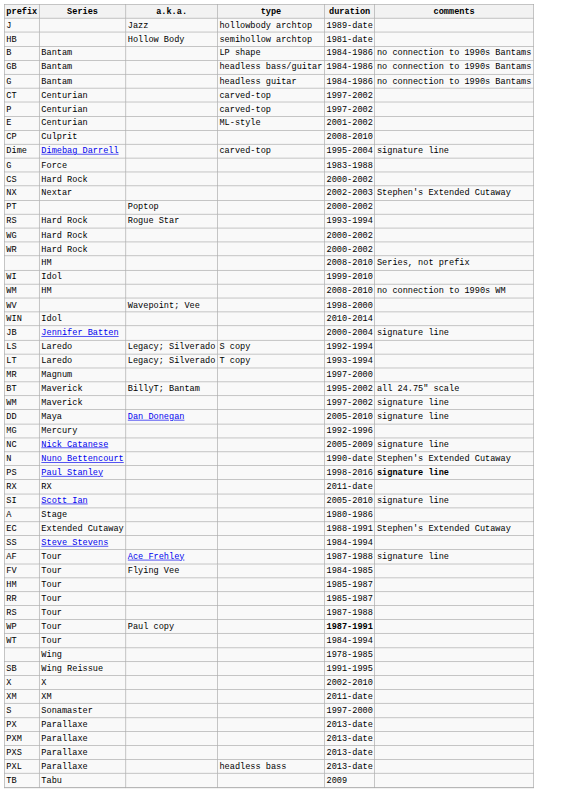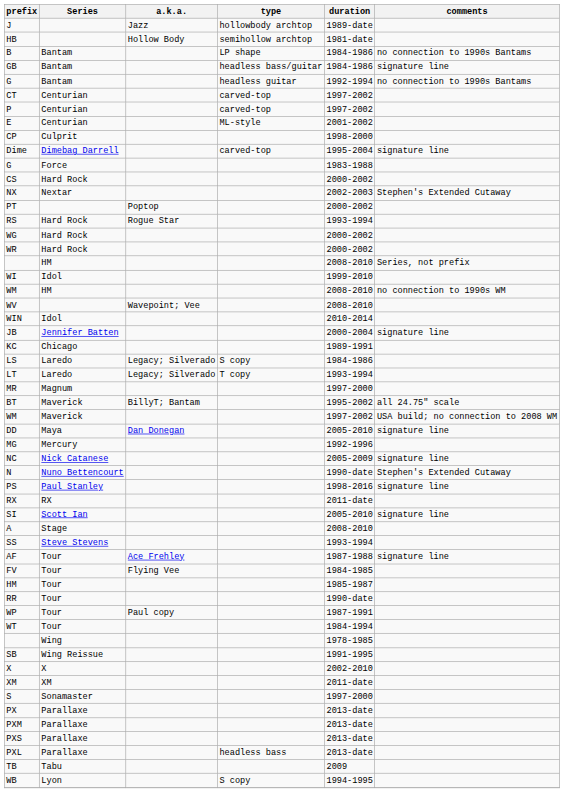(454, 67) no connection to 1990s Bantams -> (413, 67) signature line
(350, 81) 1984-1986 -> (350, 81) 1992-1994
(350, 137) 2008-2010 -> (350, 137) 1998-2000
(350, 305) 1998-2000 -> (350, 305) 2008-2010
+ row: (12, 347)
(350, 347) 1992-1994 -> (350, 361) 1984-1986
(413, 403) signature line -> (467, 417) USA build; no connection to 2008 WM
(413, 473) bold -> (413, 487) normal
(350, 515) 1980-1986 -> (350, 529) 2008-2010
- row: (12, 529)
(350, 543) 1984-1994 -> (350, 543) 1993-1994
(350, 599) 1985-1987 -> (350, 599) 1990-date
- row: (12, 613)
(350, 627) bold -> (350, 613) normal
+ row: (12, 780)
